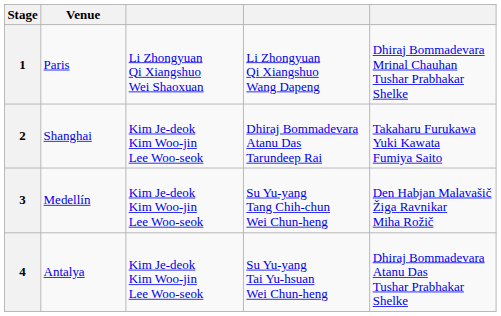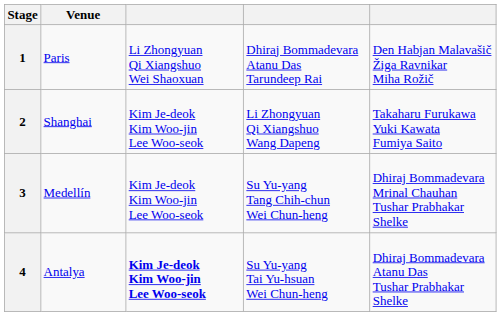(283, 71) Li Zhongyuan Qi Xiangshuo Wang Dapeng -> (302, 64) Dhiraj Bommadevara Atanu Das Tarundeep Rai
(429, 71) Dhiraj Bommadevara Mrinal Chauhan Tushar Prabhakar Shelke -> (432, 64) Den Habjan Malavašič Žiga Ravnikar Miha Rožič
(302, 143) Dhiraj Bommadevara Atanu Das Tarundeep Rai -> (283, 128) Li Zhongyuan Qi Xiangshuo Wang Dapeng
(432, 207) Den Habjan Malavašič Žiga Ravnikar Miha Rožič -> (429, 200) Dhiraj Bommadevara Mrinal Chauhan Tushar Prabhakar Shelke
(166, 279) normal -> (167, 279) bold
